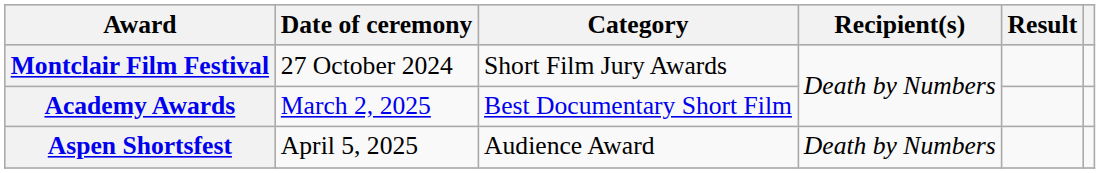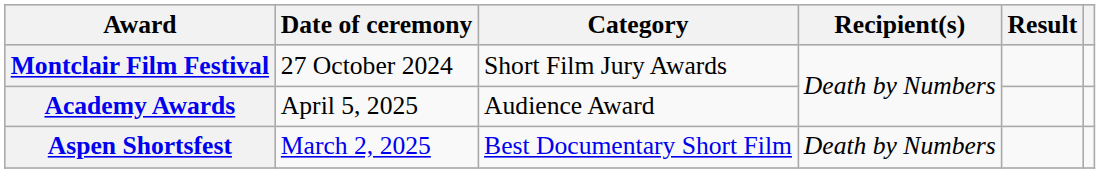(356, 106) March 2, 2025 -> (349, 106) April 5, 2025
(638, 106) Best Documentary Short Film -> (569, 106) Audience Award
(349, 146) April 5, 2025 -> (356, 146) March 2, 2025
(569, 146) Audience Award -> (638, 146) Best Documentary Short Film
